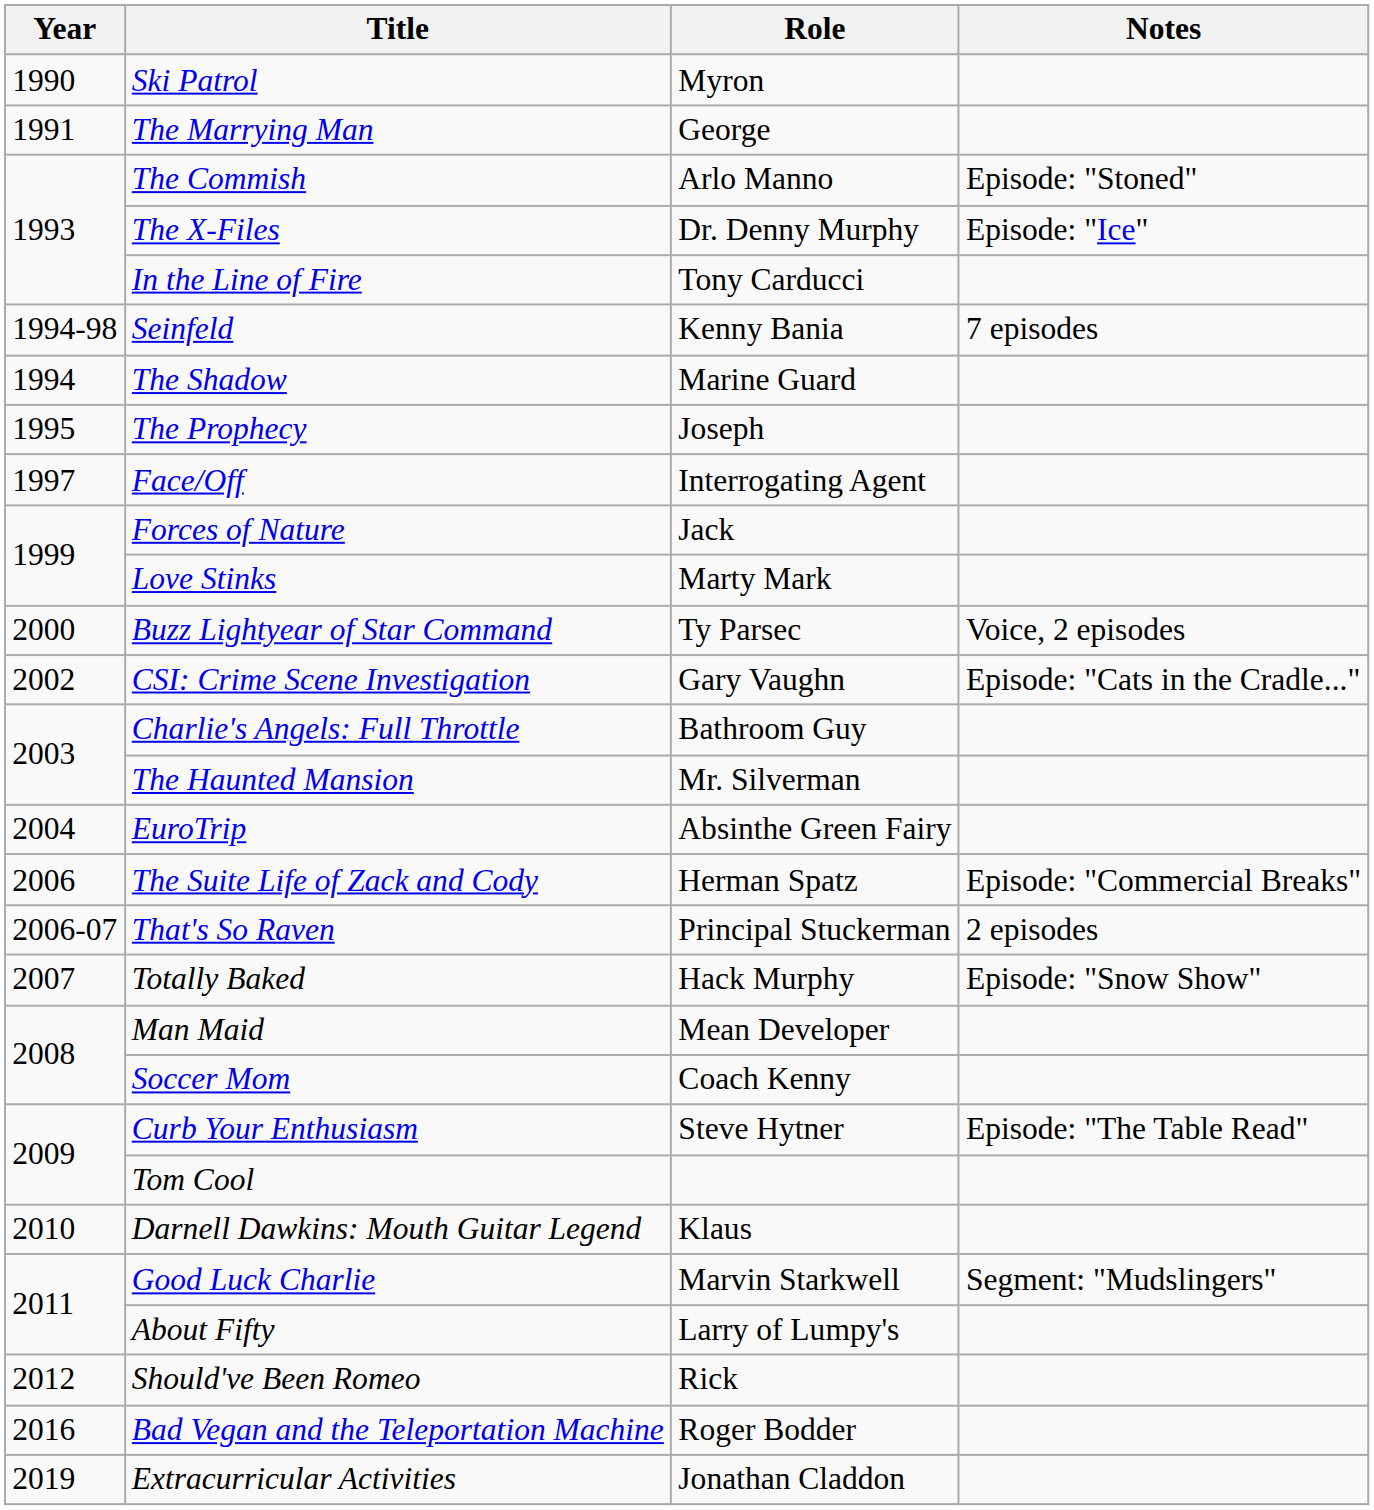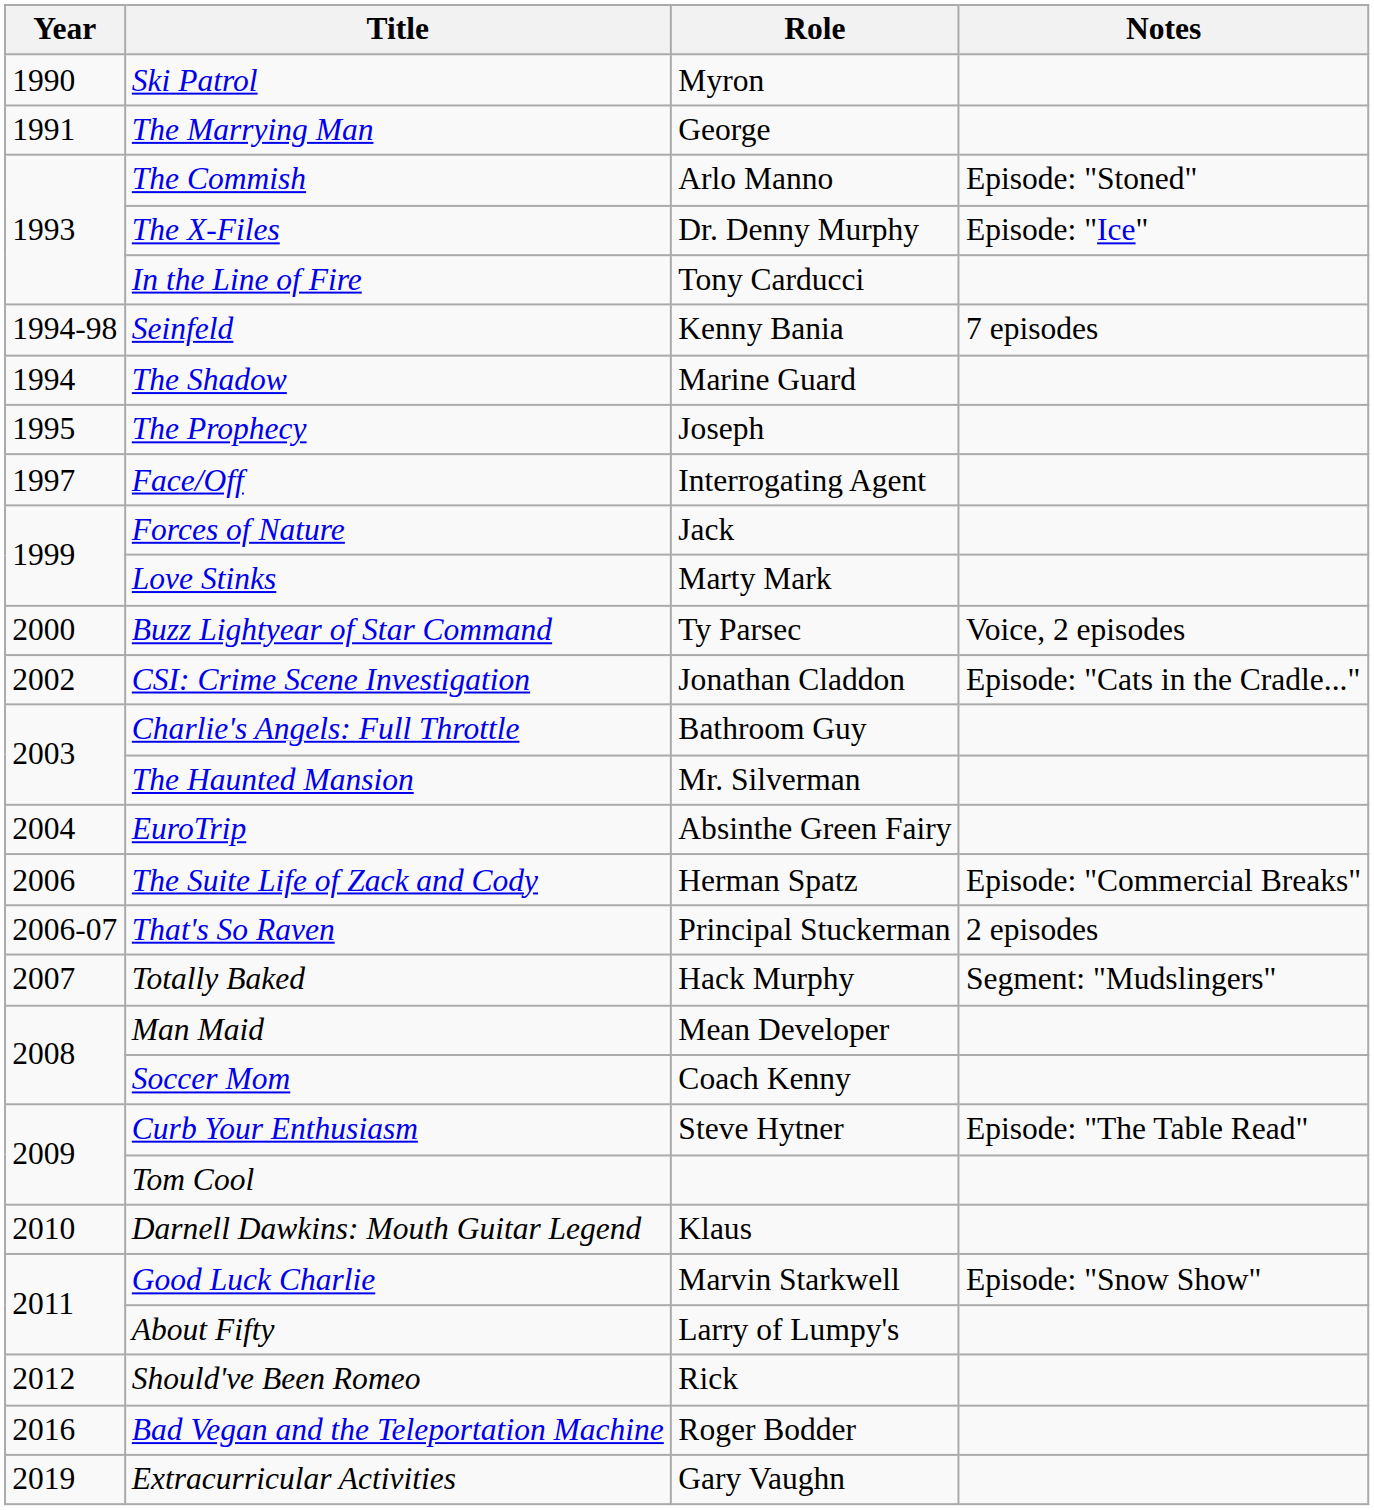(762, 679) Gary Vaughn -> (792, 679) Jonathan Claddon
(1114, 979) Episode: "Snow Show" -> (1121, 979) Segment: "Mudslingers"
(1121, 1279) Segment: "Mudslingers" -> (1114, 1279) Episode: "Snow Show"
(792, 1479) Jonathan Claddon -> (762, 1479) Gary Vaughn
